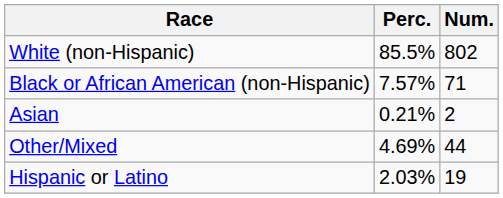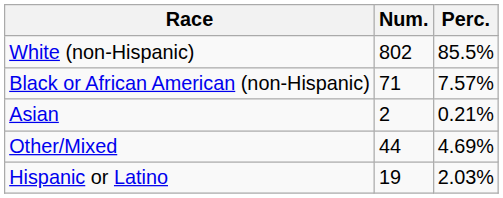columns swapped: (469, 20) <-> (407, 20)
